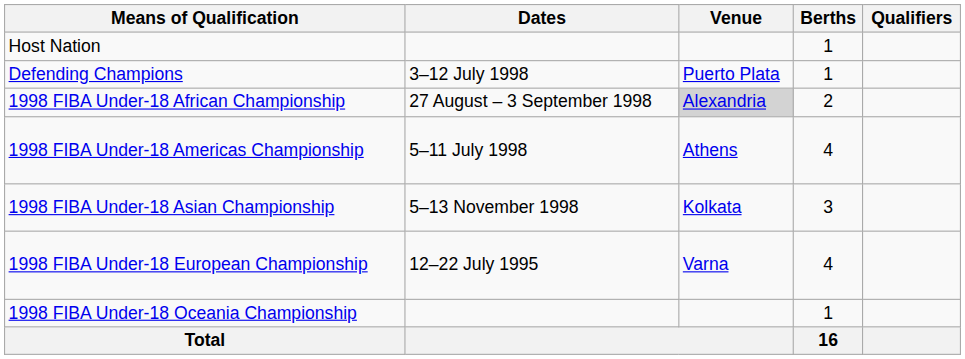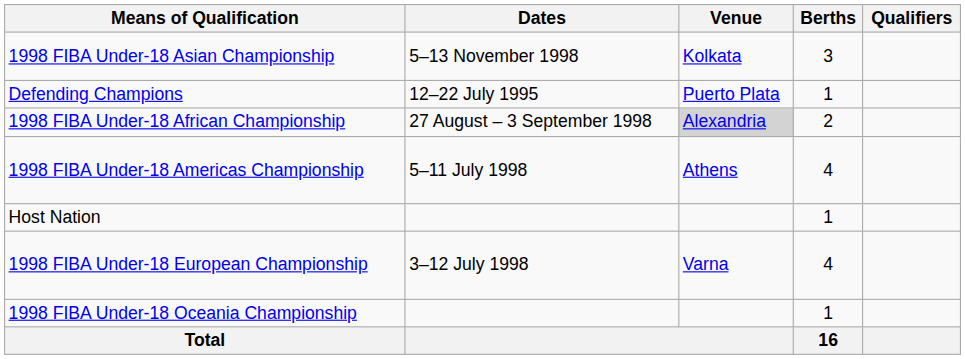rows swapped: (55, 46) <-> (172, 207)
(469, 74) 3–12 July 1998 -> (474, 94) 12–22 July 1995
(474, 265) 12–22 July 1995 -> (469, 265) 3–12 July 1998
